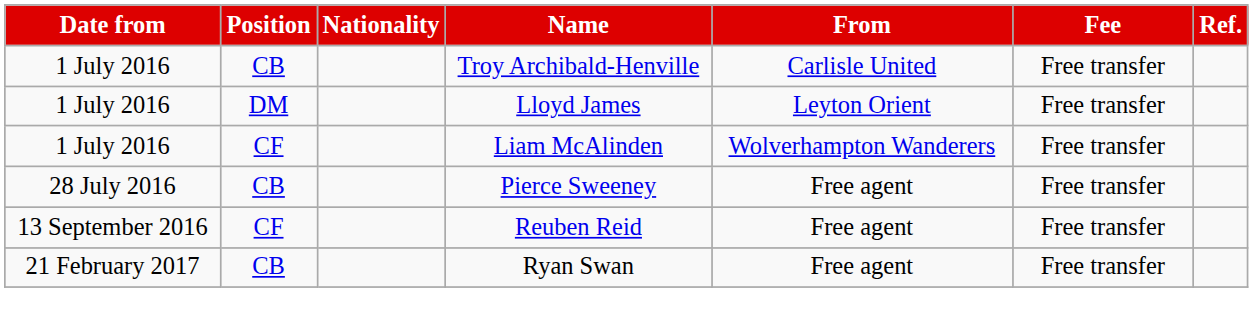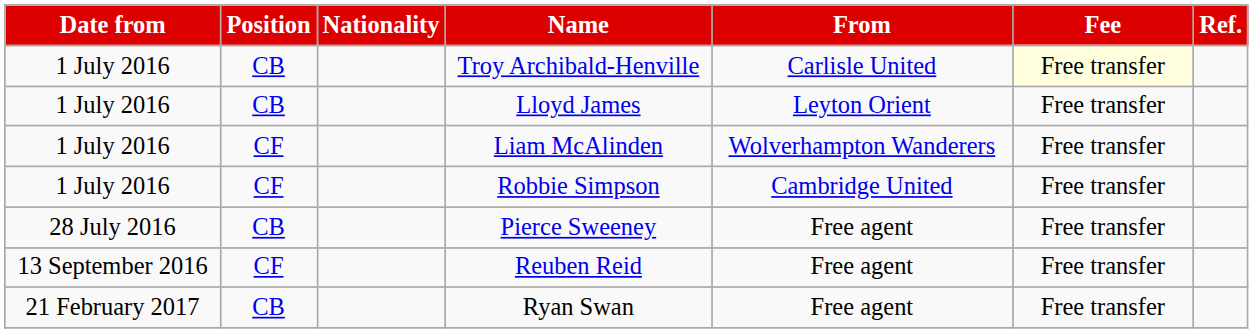(1103, 65) no background -> (1103, 65) lightyellow background
(269, 105) DM -> (269, 105) CB
+ row: (578, 186)
